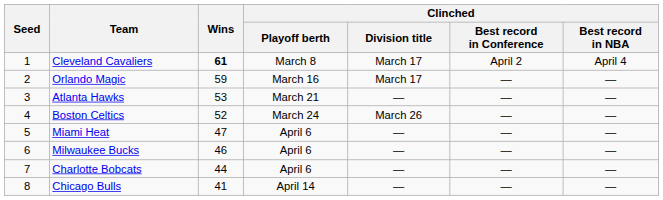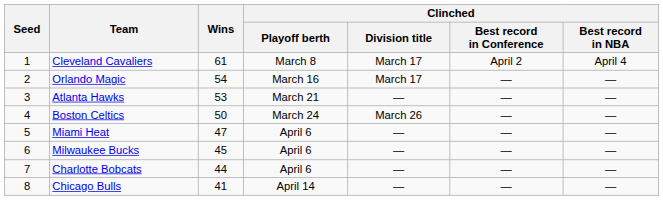(221, 62) bold -> (221, 62) normal
(221, 79) 59 -> (221, 79) 54
(221, 115) 52 -> (221, 115) 50
(221, 151) 46 -> (221, 151) 45
